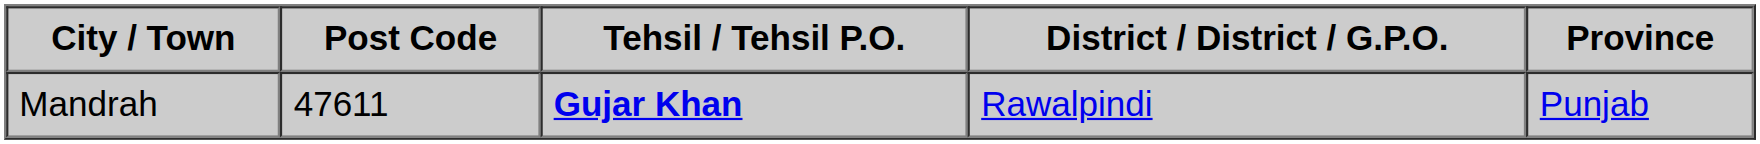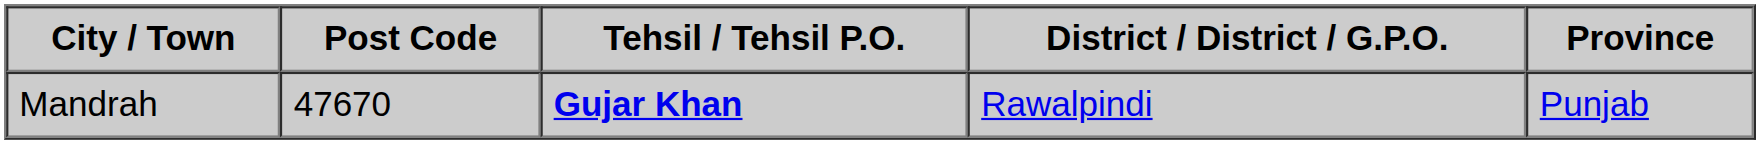(341, 104) 47611 -> (342, 104) 47670
